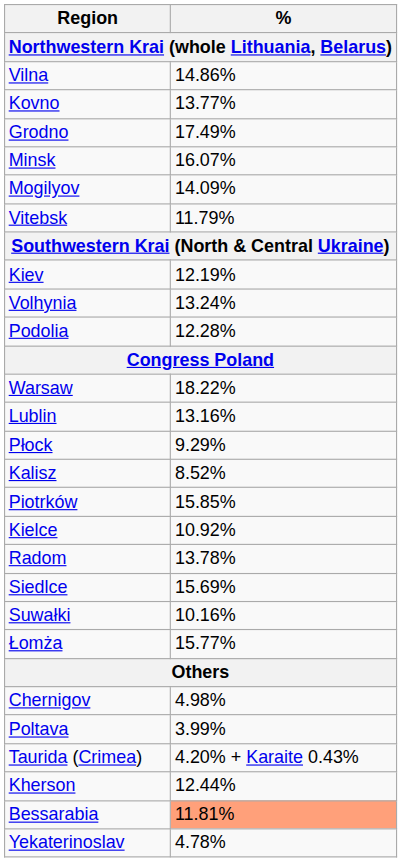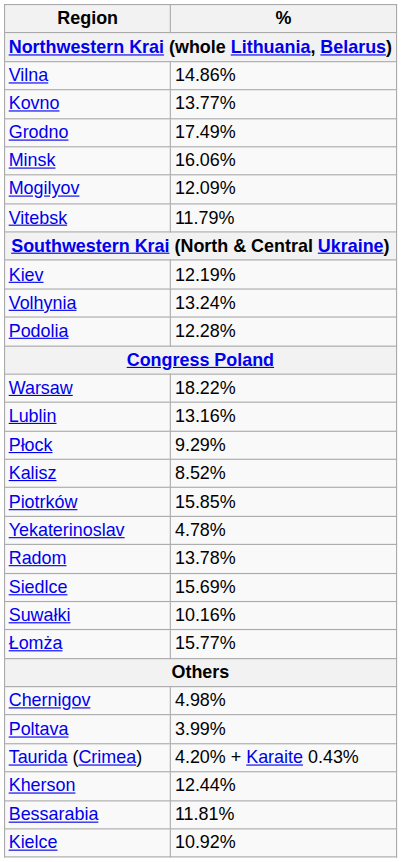(205, 160) 16.07% -> (205, 160) 16.06%
(205, 189) 14.09% -> (205, 189) 12.09%
rows swapped: (33, 530) <-> (67, 842)
(205, 814) lightsalmon background -> (205, 814) no background
